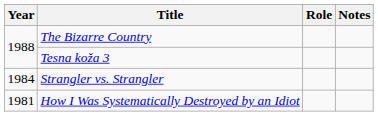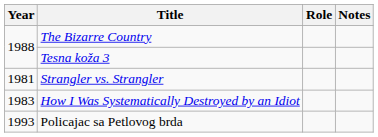(21, 79) 1984 -> (21, 79) 1981
(21, 100) 1981 -> (21, 100) 1983
+ row: (112, 121)
